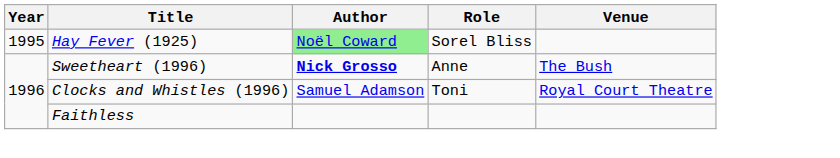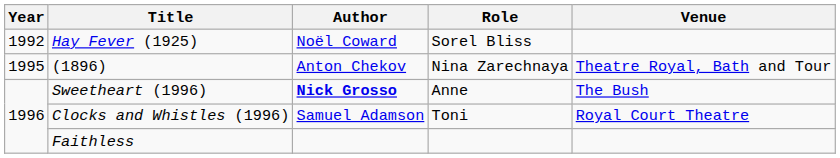(26, 42) 1995 -> (26, 42) 1992
(347, 42) lightgreen background -> (347, 42) no background
+ row: (79, 67)
